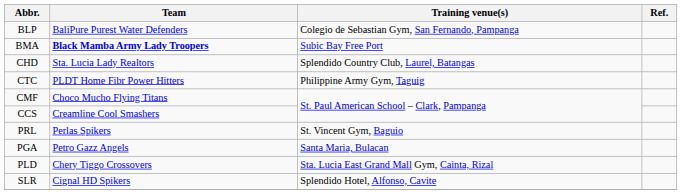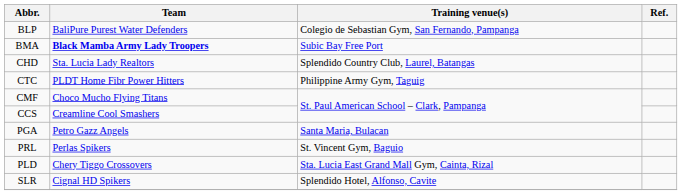rows swapped: (27, 131) <-> (27, 148)
